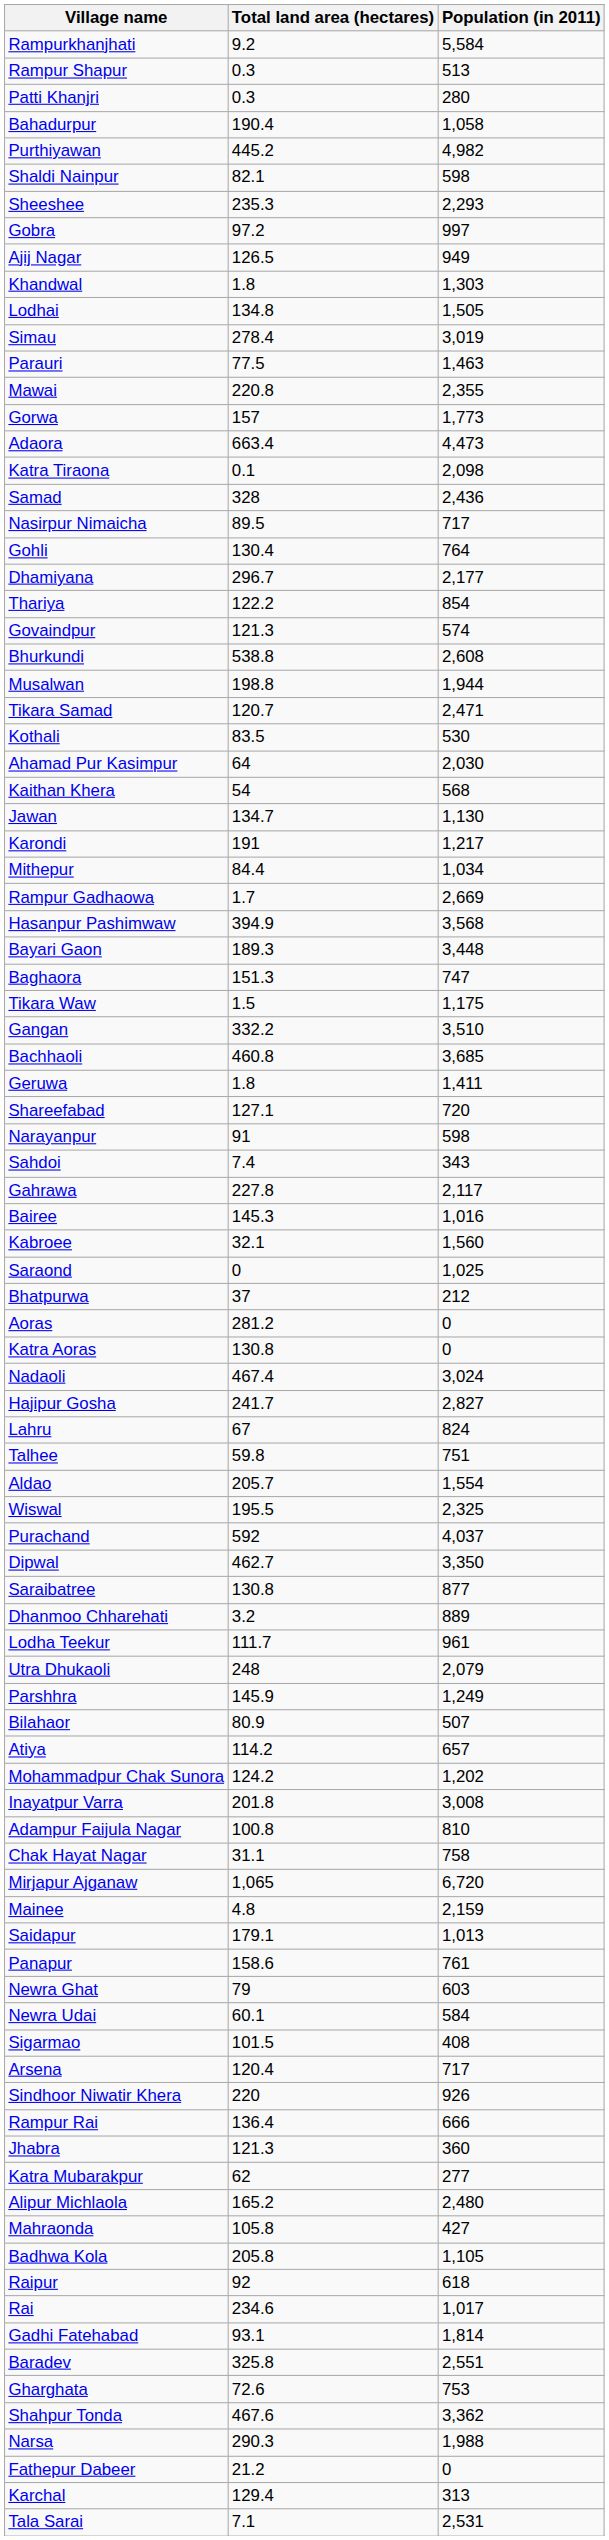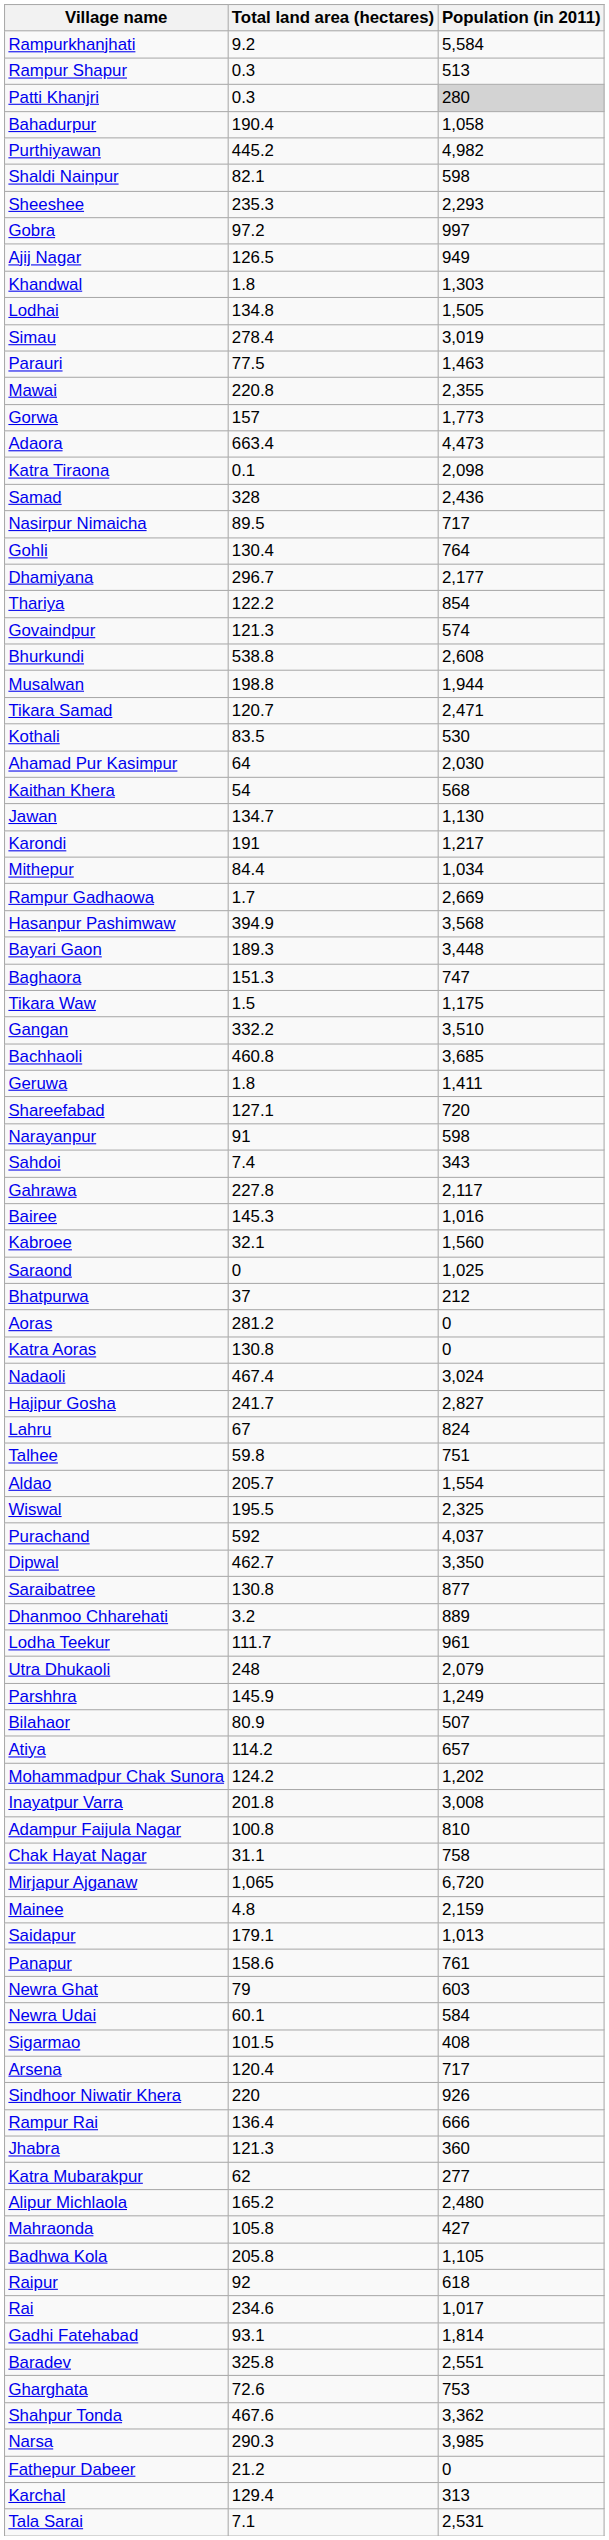(456, 97) no background -> (456, 97) lightgrey background
(463, 2442) 1,988 -> (463, 2442) 3,985
